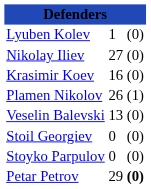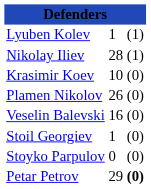(135, 34) (0) -> (135, 34) (1)
(116, 54) 27 -> (116, 54) 28
(135, 54) (0) -> (135, 54) (1)
(116, 75) 16 -> (116, 75) 10
(135, 95) (1) -> (135, 95) (0)
(116, 115) 13 -> (116, 115) 16
(112, 135) 0 -> (112, 135) 1
